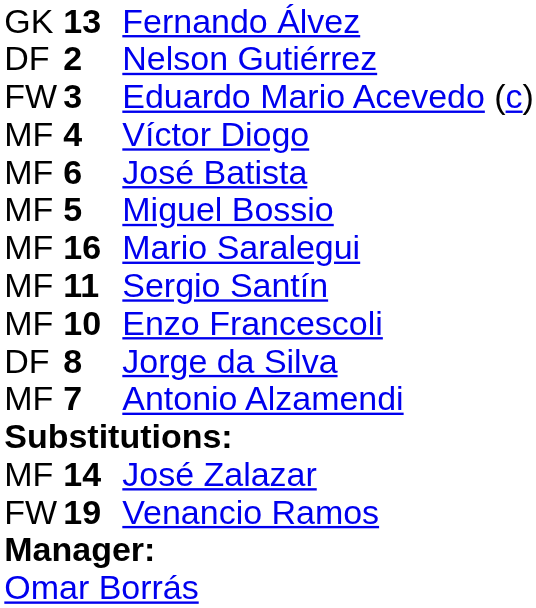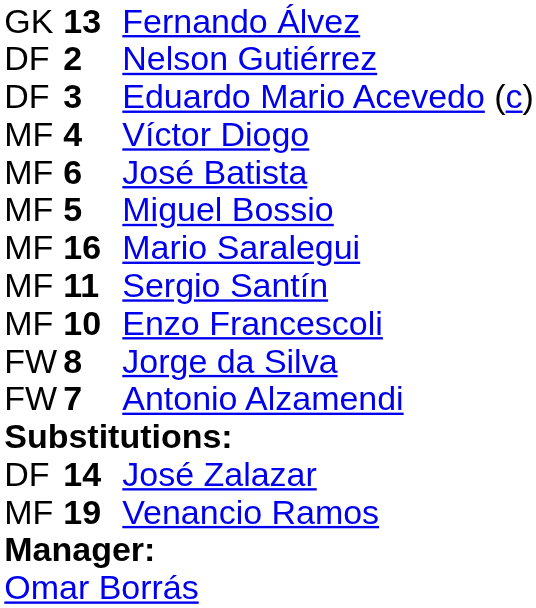(31, 96) FW -> (27, 96) DF
(27, 361) DF -> (31, 361) FW
(29, 398) MF -> (31, 398) FW
(29, 474) MF -> (27, 474) DF
(31, 512) FW -> (29, 512) MF
